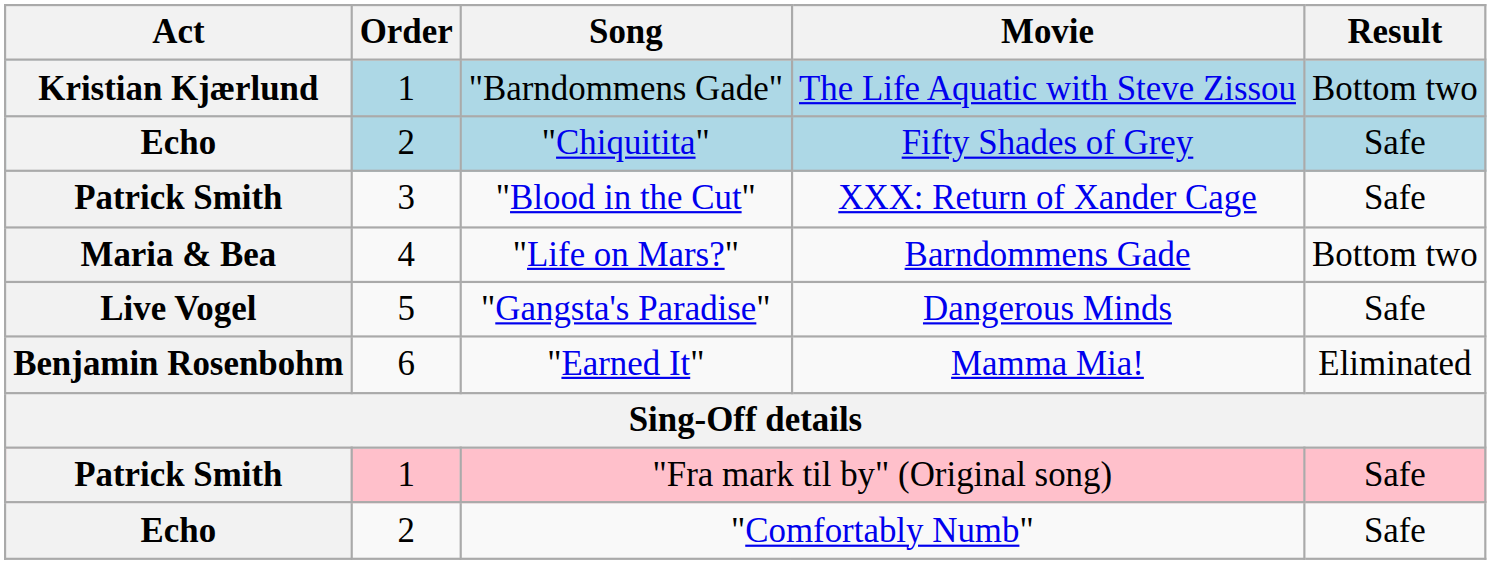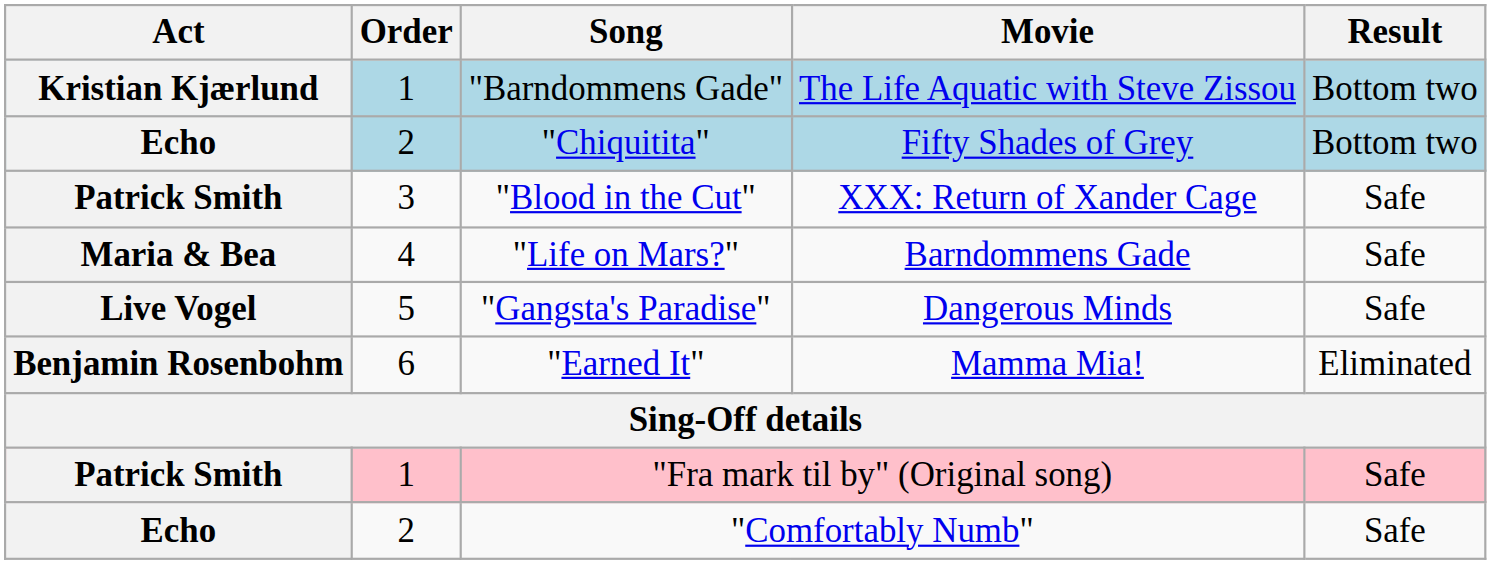(1395, 142) Safe -> (1395, 142) Bottom two
(1395, 253) Bottom two -> (1395, 253) Safe
